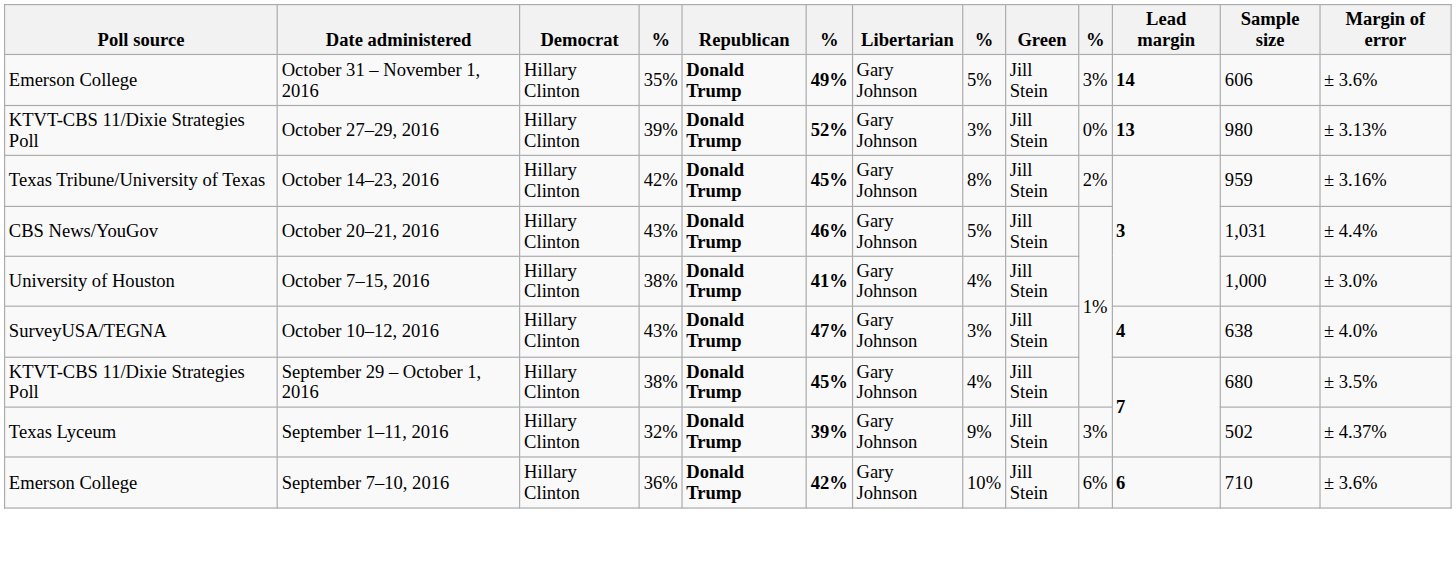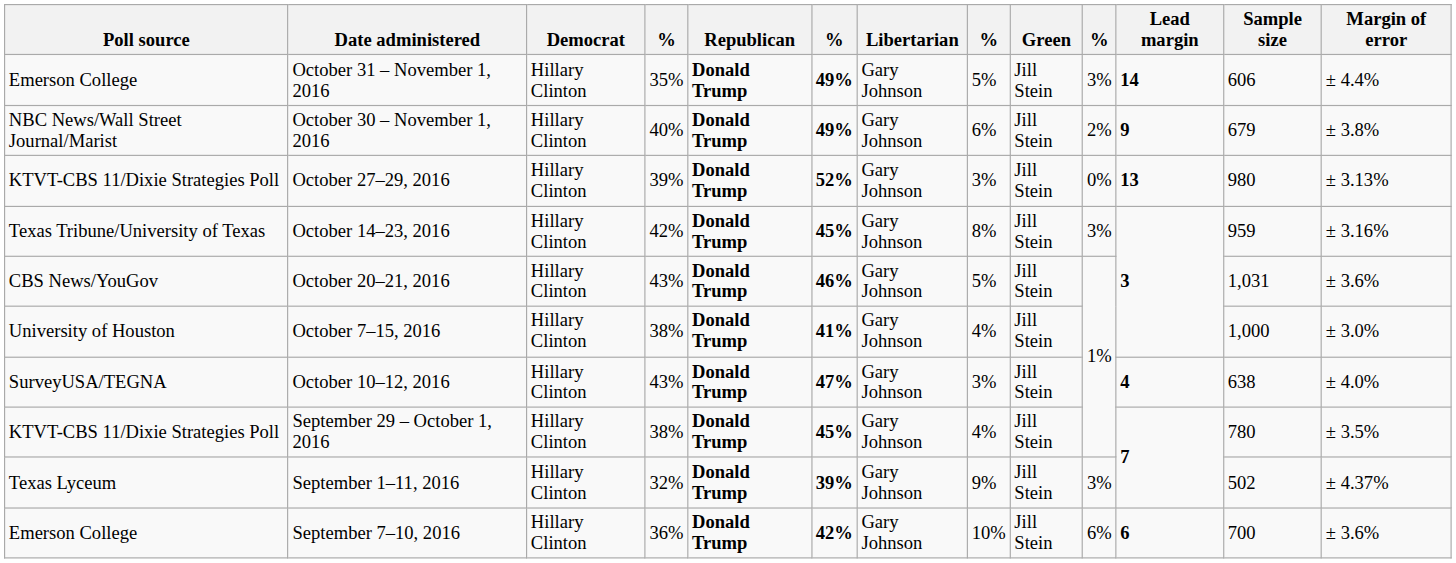(1351, 79) ± 3.6% -> (1353, 79) ± 4.4%
+ row: (392, 130)
(1095, 180) 2% -> (1099, 230) 3%
(1351, 230) ± 4.4% -> (1353, 281) ± 3.6%
(1239, 381) 680 -> (1242, 432) 780
(1239, 482) 710 -> (1242, 532) 700
